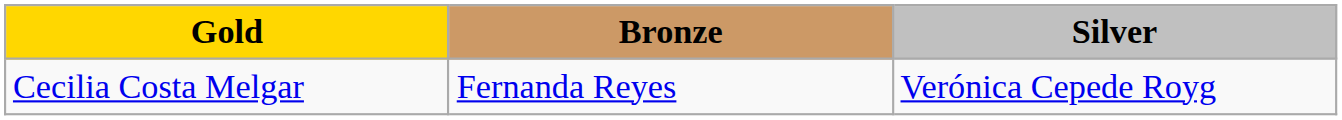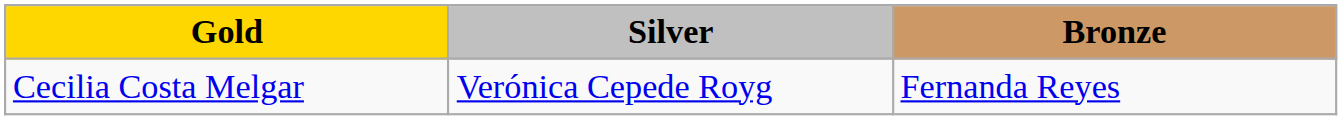columns swapped: (1115, 31) <-> (671, 31)
